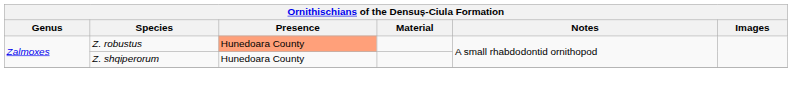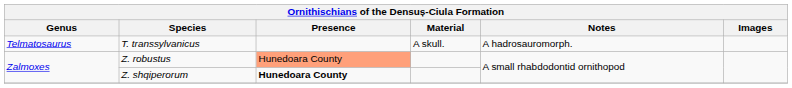+ row: (160, 43)
(262, 59) normal -> (303, 75) bold
